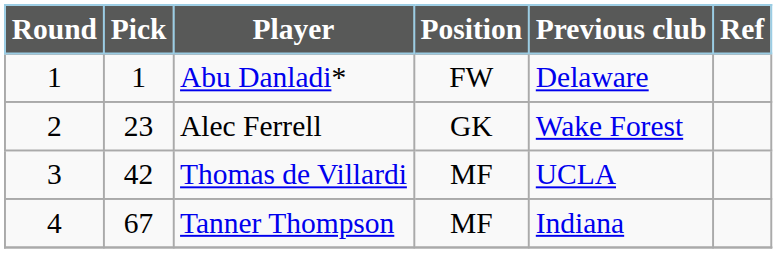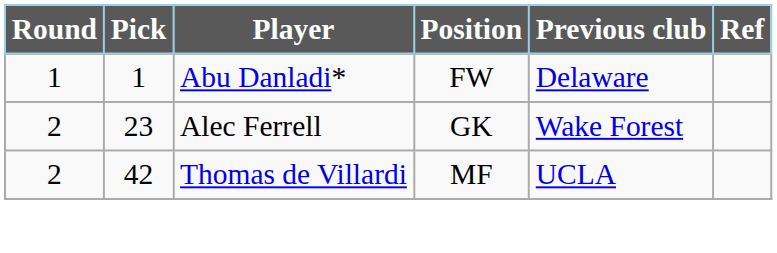(54, 174) 3 -> (54, 174) 2
- row: (287, 223)
